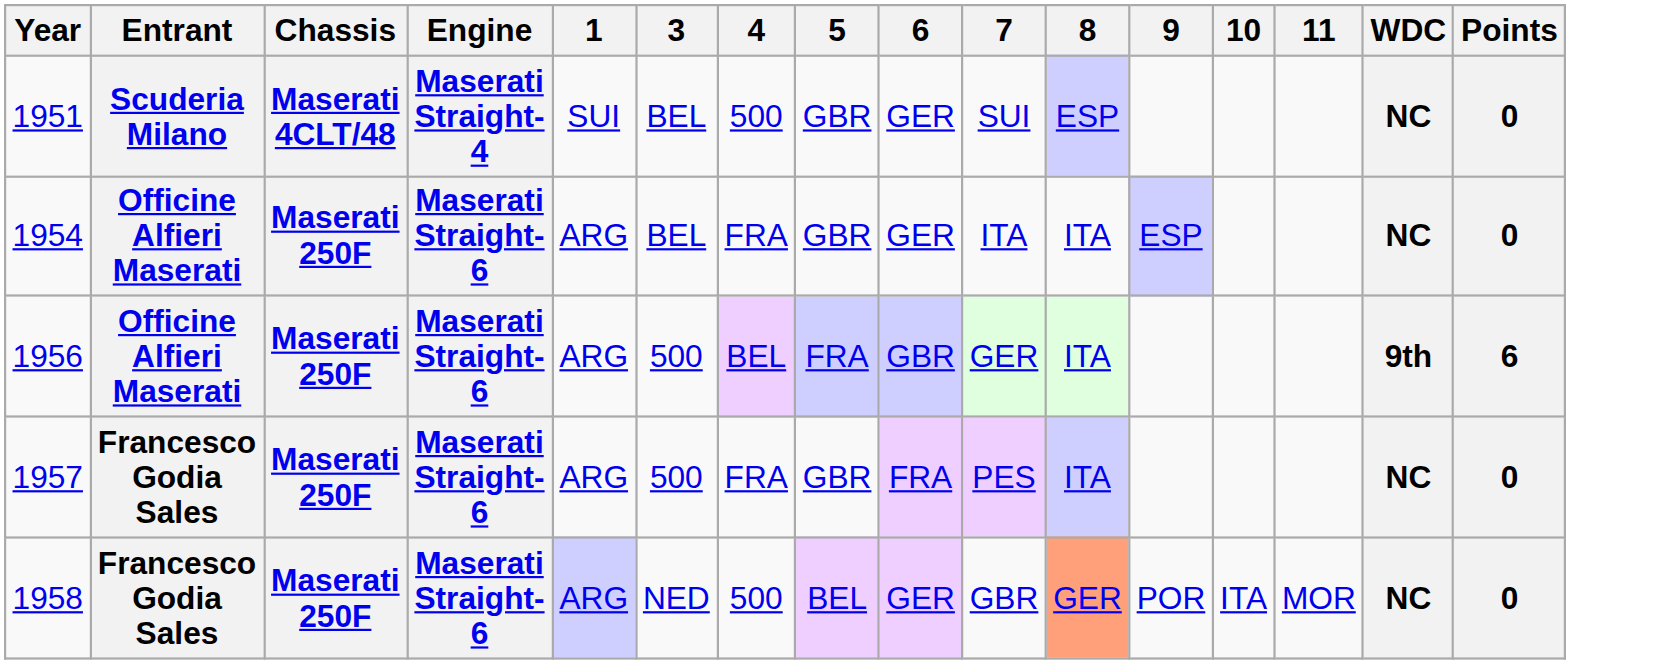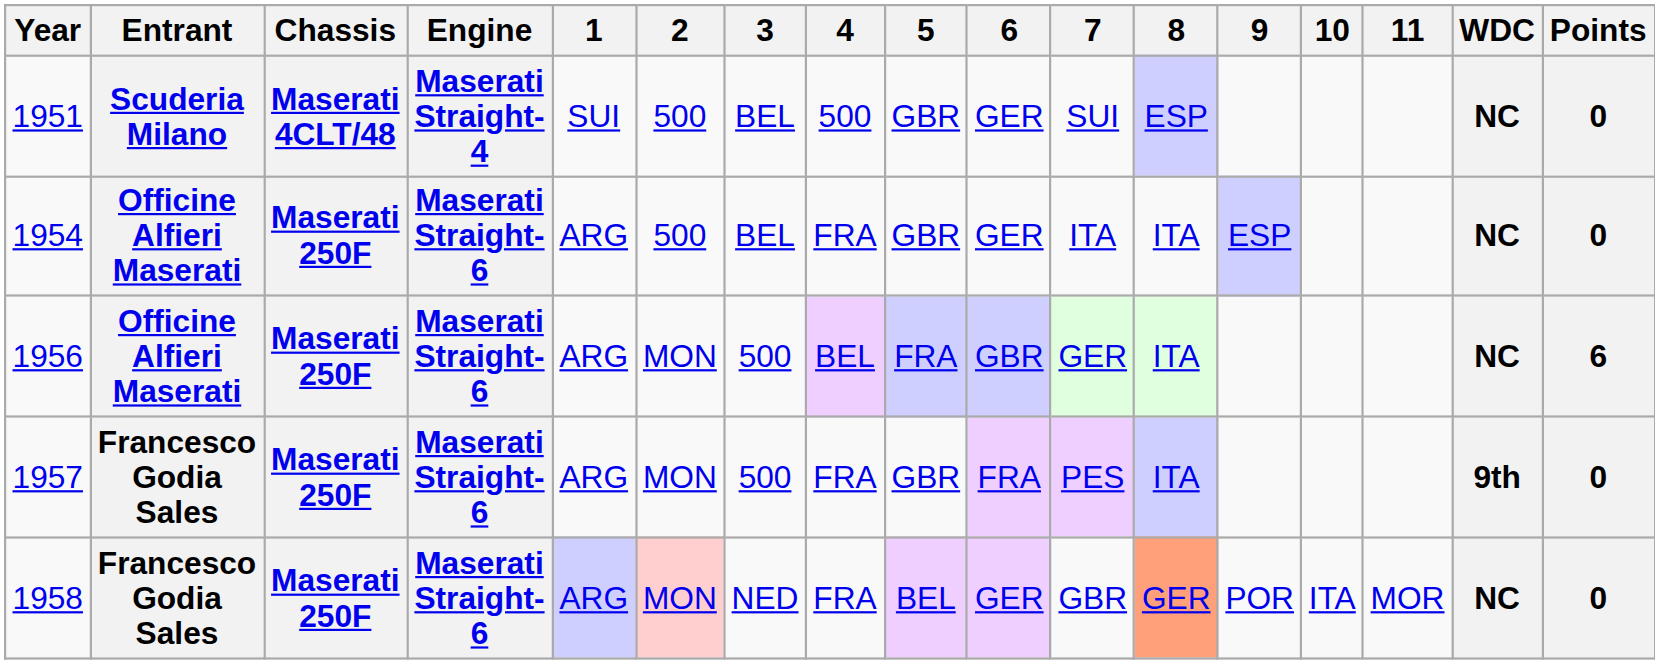+ column: (680, 31)
(1408, 357) 9th -> (1497, 357) NC
(1408, 477) NC -> (1497, 477) 9th
(756, 598) 500 -> (845, 598) FRA
